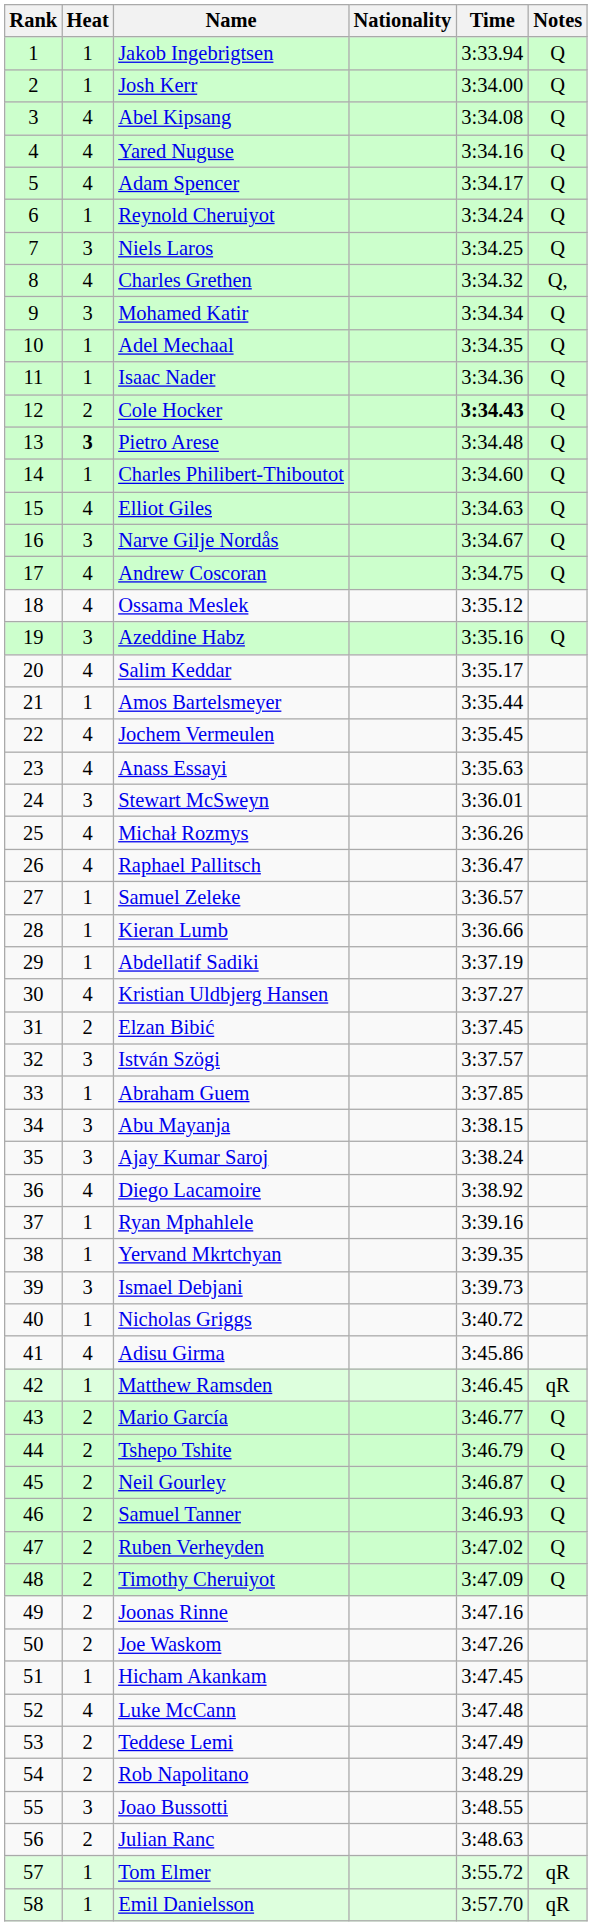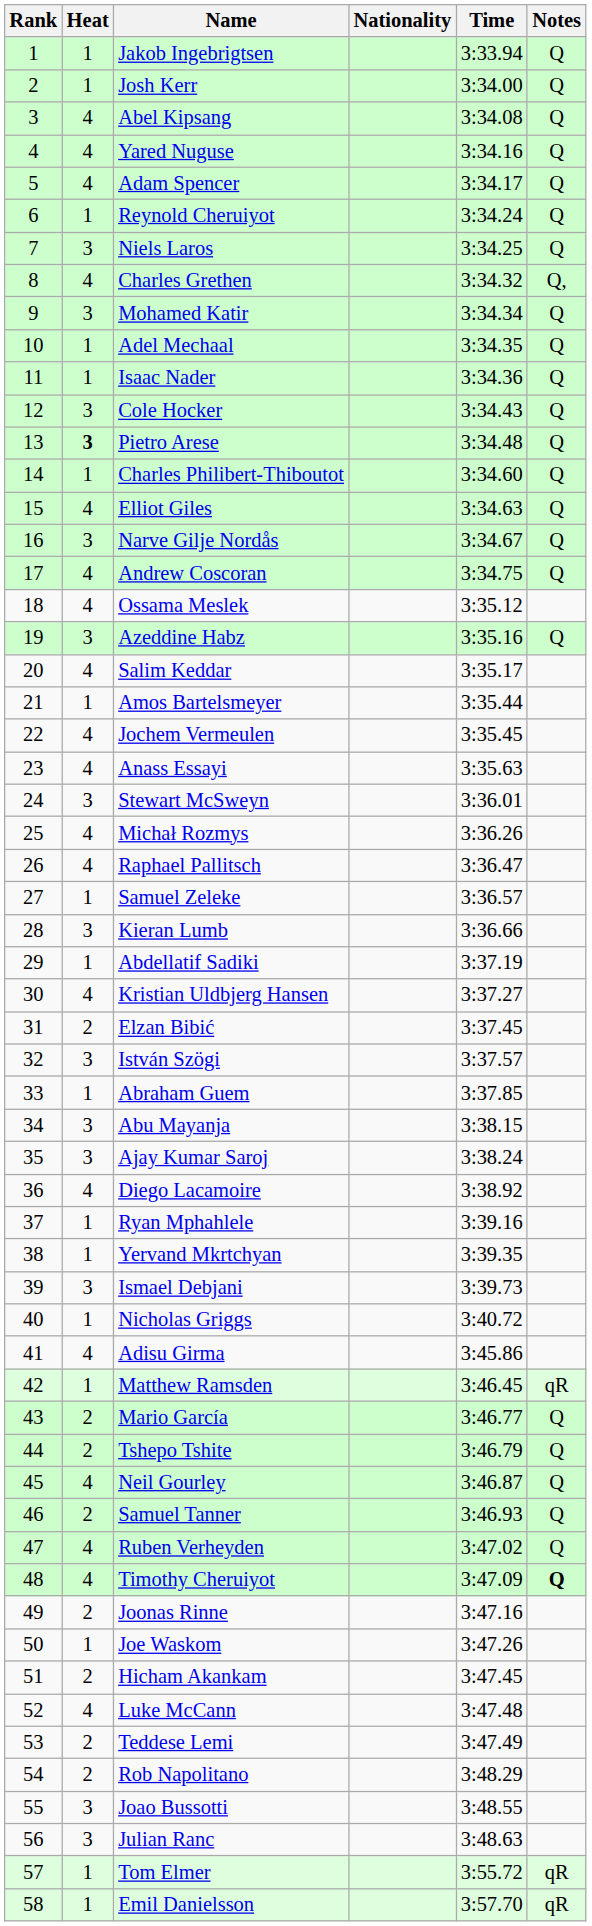(88, 410) 2 -> (88, 410) 3
(492, 410) bold -> (492, 410) normal
(88, 930) 1 -> (88, 930) 3
(88, 1482) 2 -> (88, 1482) 4
(88, 1547) 2 -> (88, 1547) 4
(88, 1579) 2 -> (88, 1579) 4
(558, 1579) normal -> (557, 1579) bold
(88, 1644) 2 -> (88, 1644) 1
(88, 1677) 1 -> (88, 1677) 2
(88, 1839) 2 -> (88, 1839) 3
